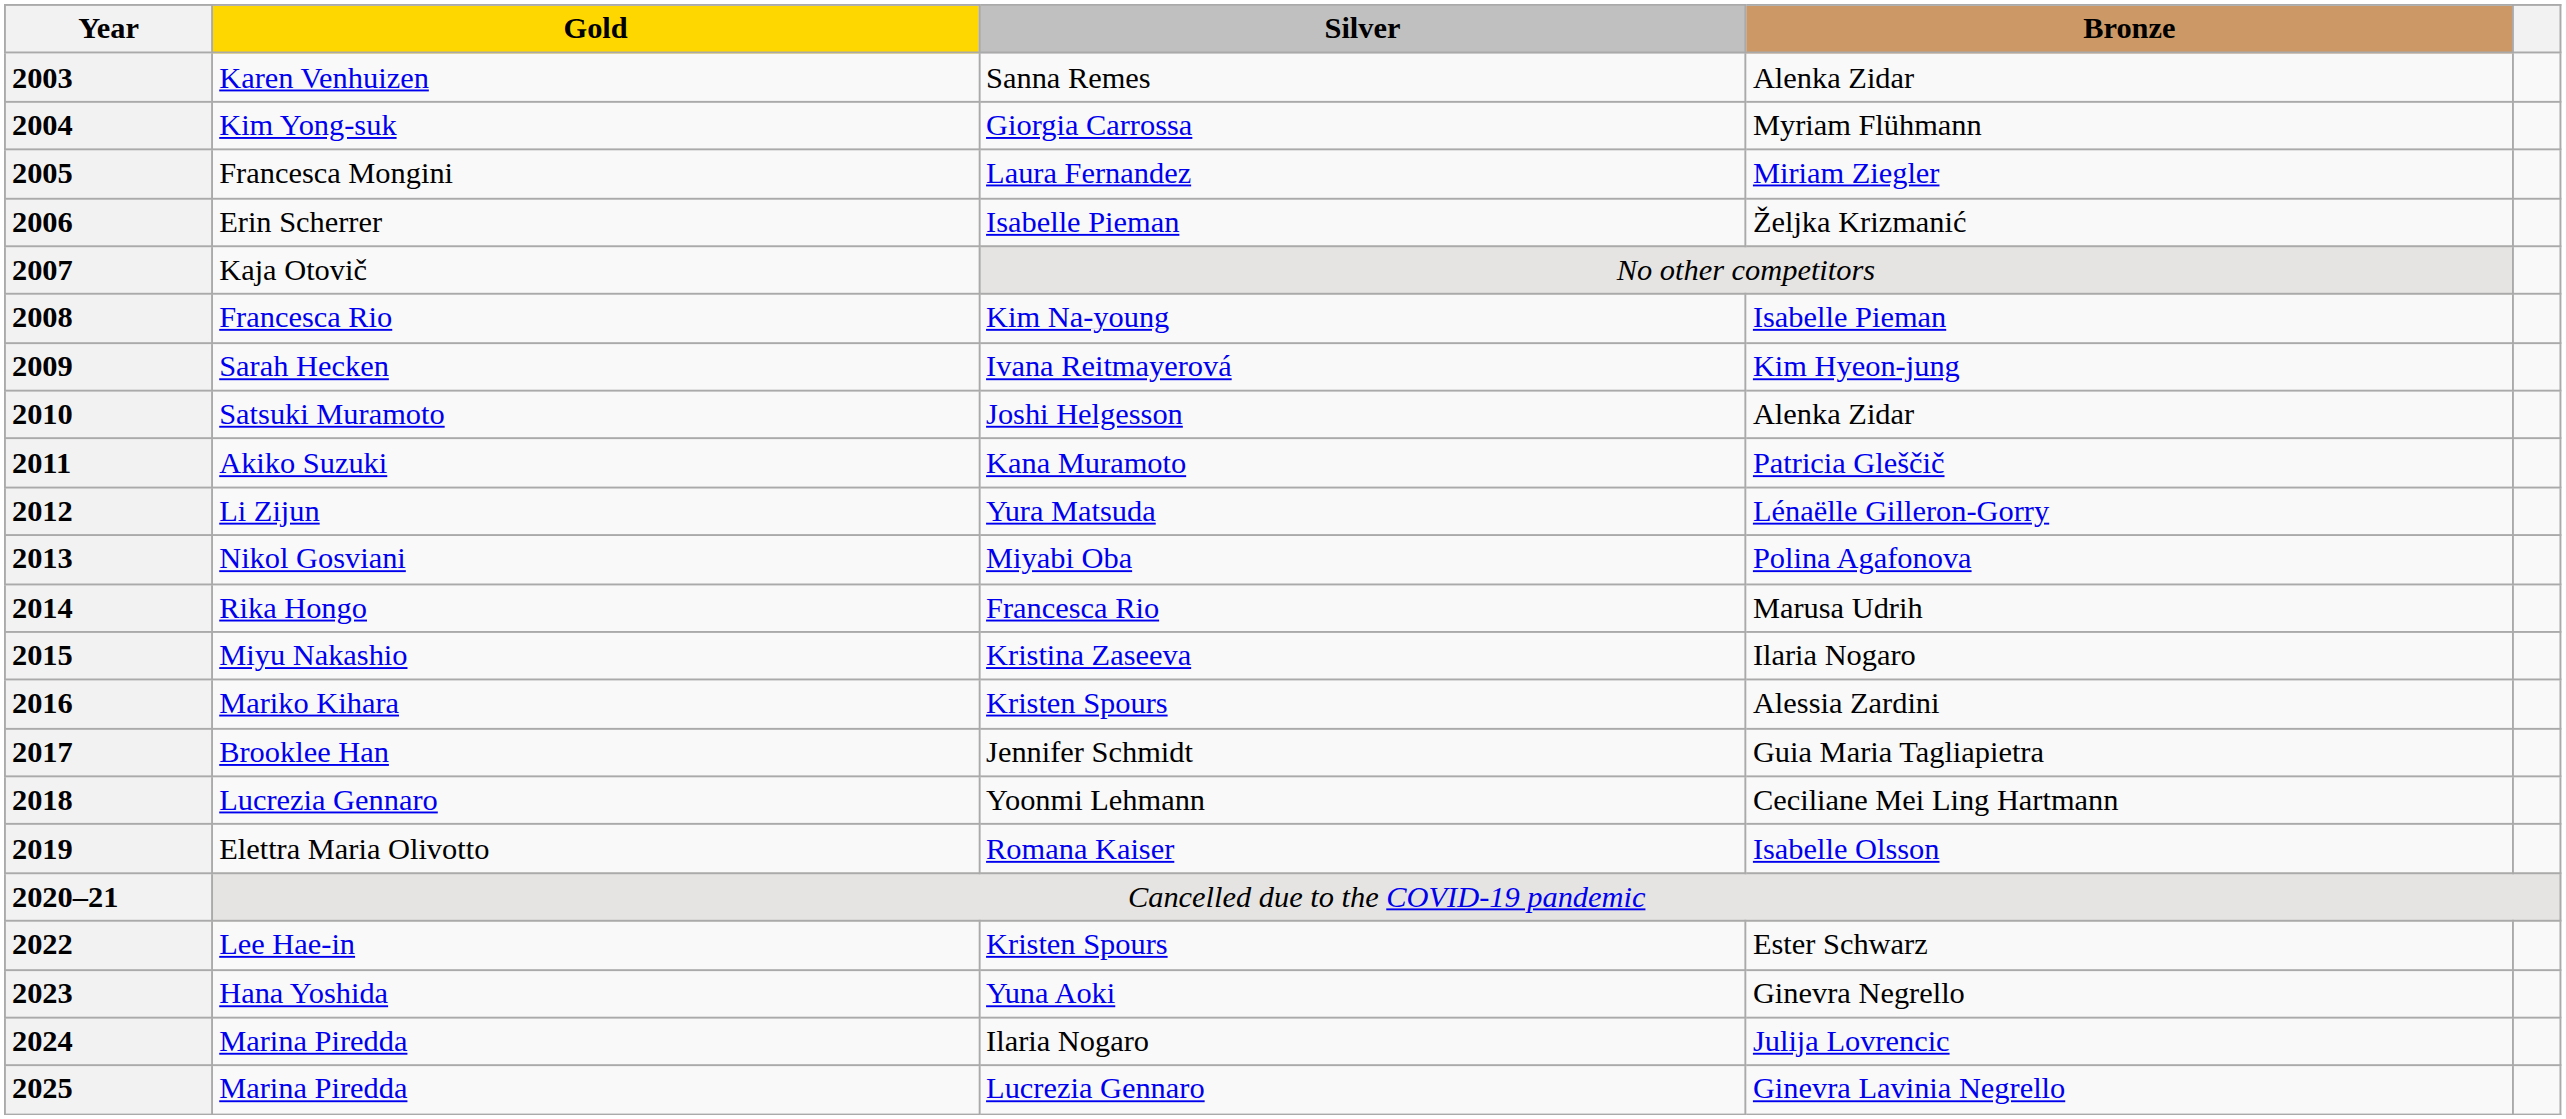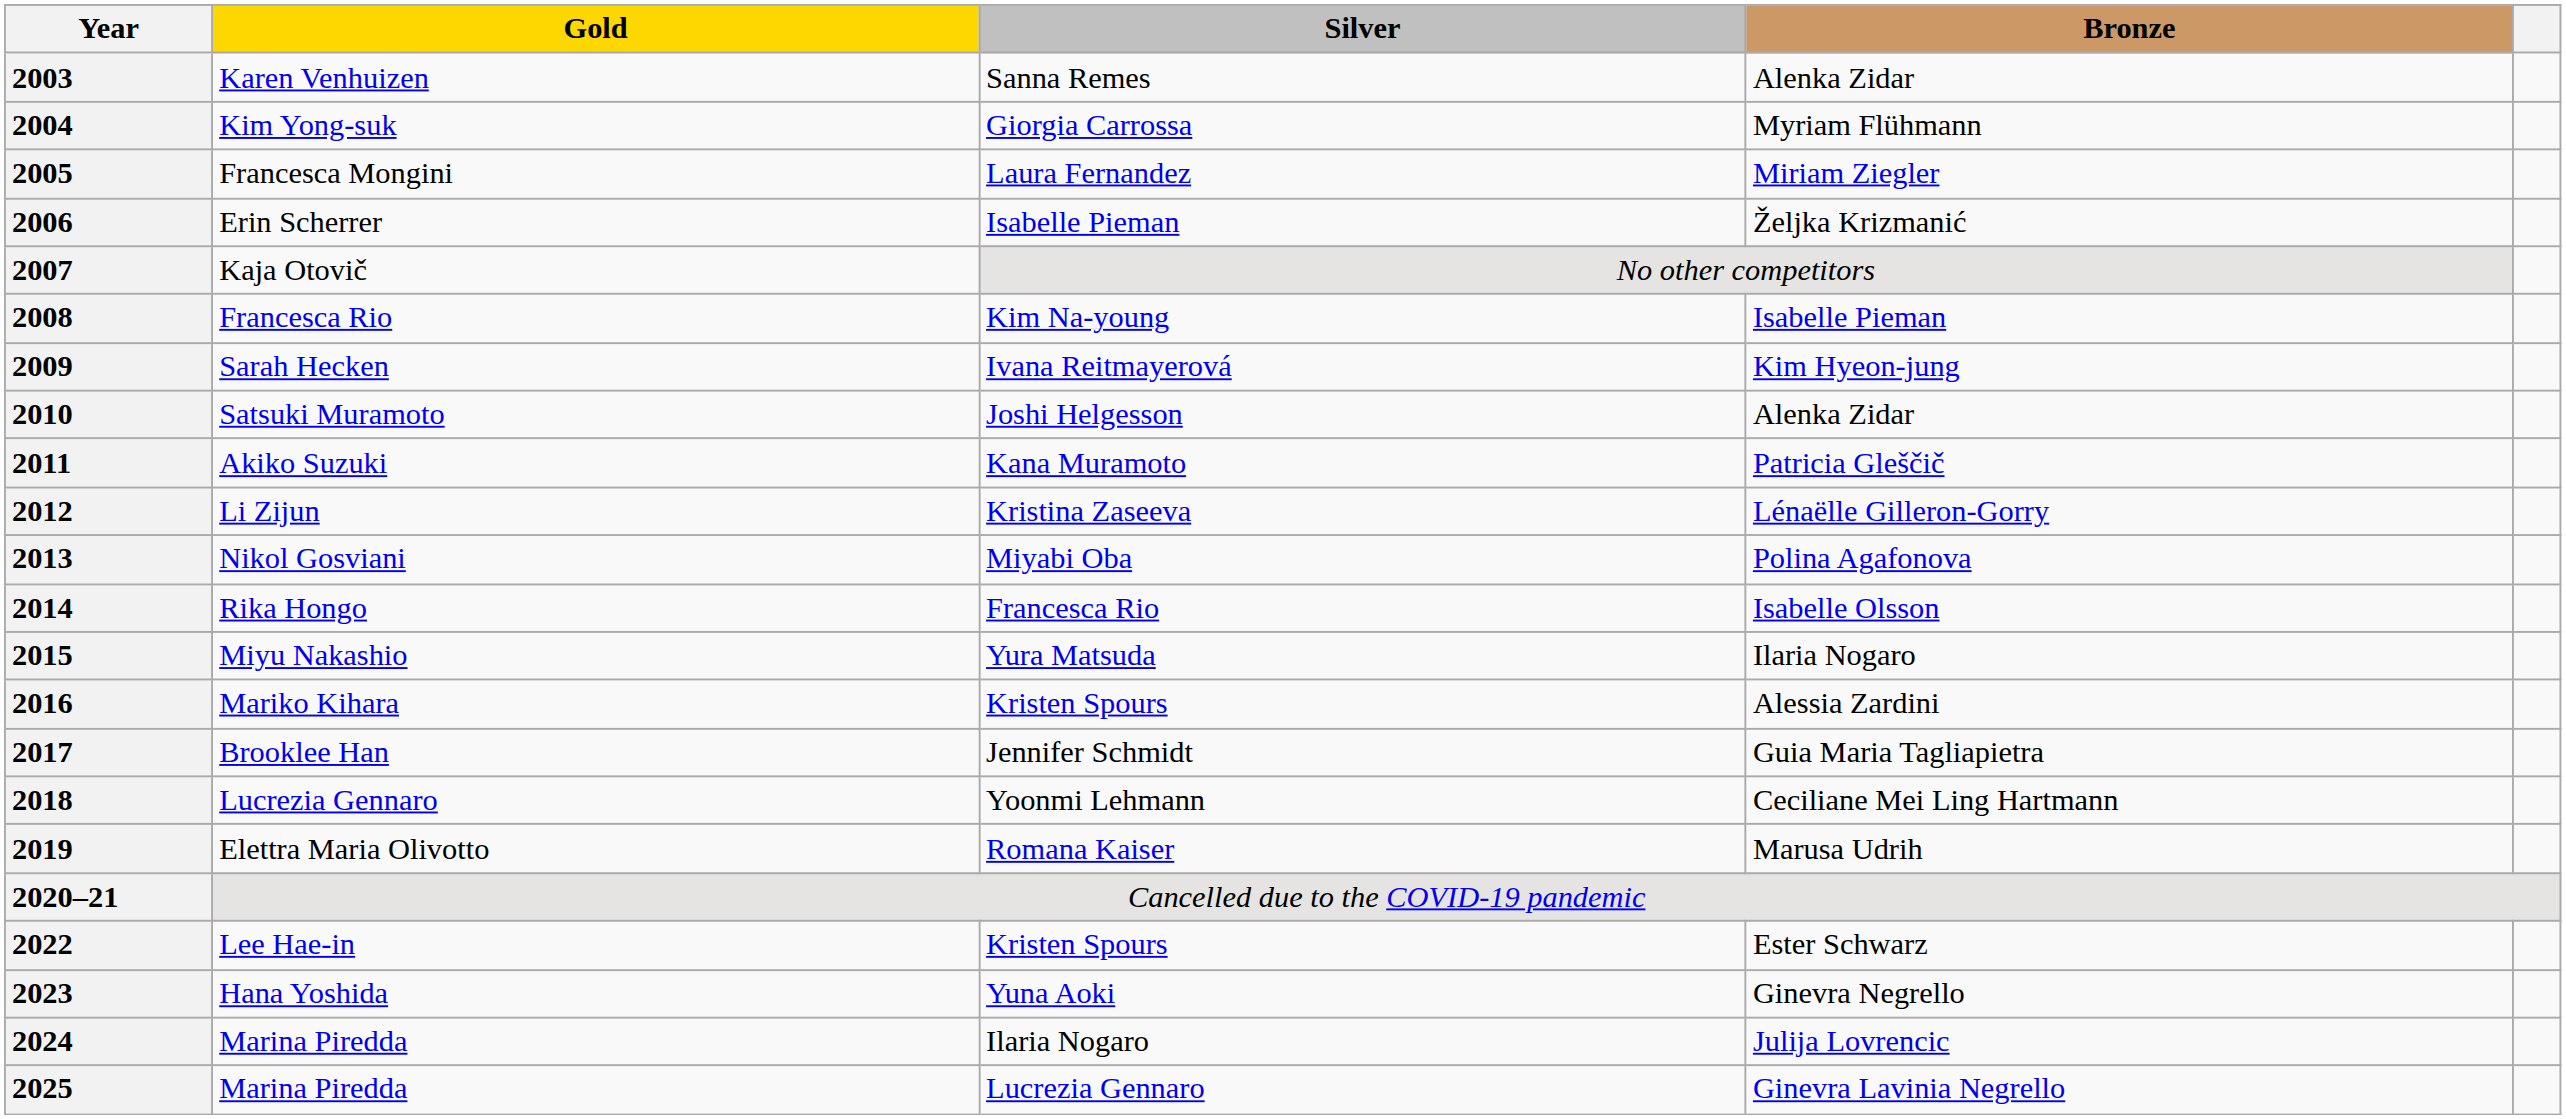(1071, 510) Yura Matsuda -> (1089, 510) Kristina Zaseeva
(1838, 607) Marusa Udrih -> (1846, 607) Isabelle Olsson
(1089, 655) Kristina Zaseeva -> (1071, 655) Yura Matsuda
(1846, 848) Isabelle Olsson -> (1838, 848) Marusa Udrih
